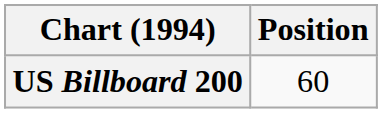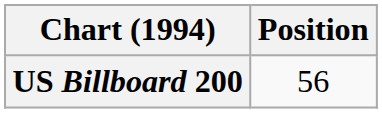(313, 81) 60 -> (313, 81) 56
